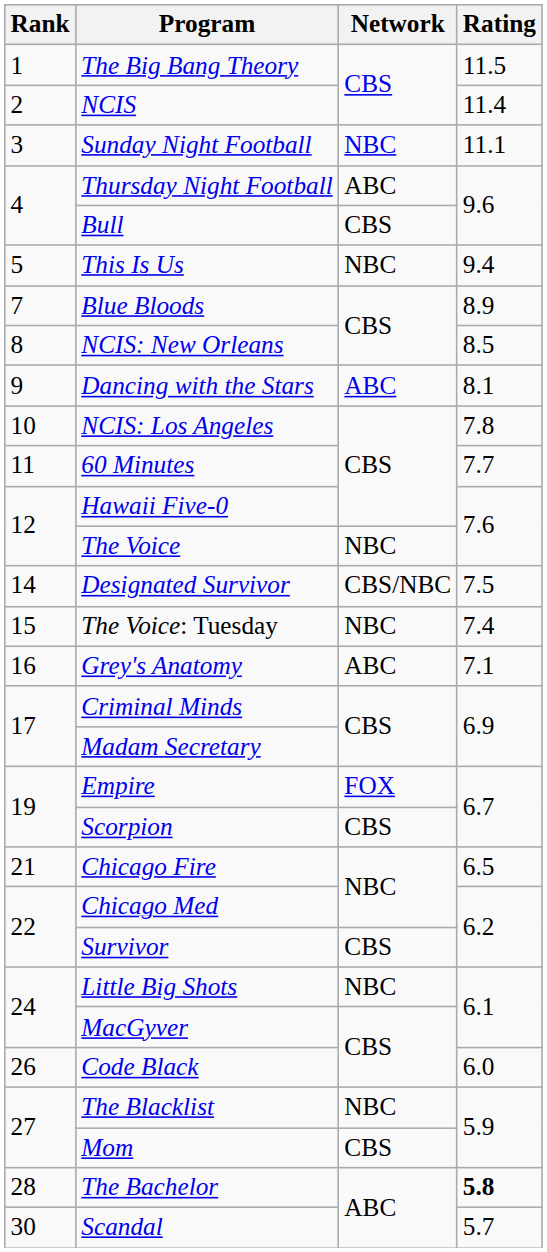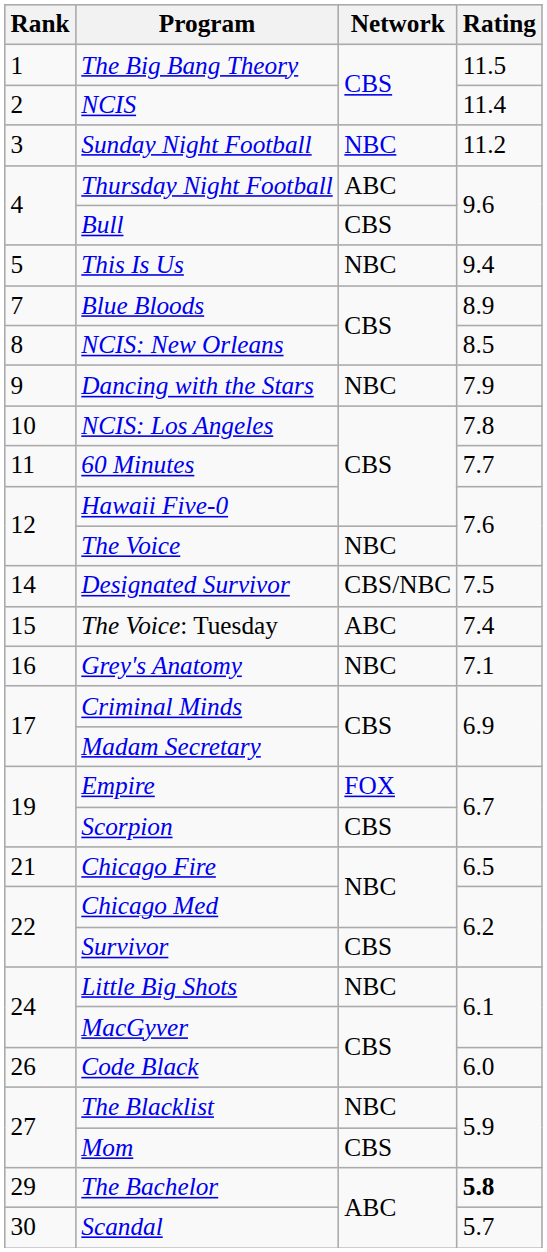(484, 144) 11.1 -> (484, 144) 11.2
(370, 385) ABC -> (370, 385) NBC
(479, 385) 8.1 -> (479, 385) 7.9
(370, 625) NBC -> (370, 625) ABC
(370, 666) ABC -> (370, 666) NBC
(23, 1187) 28 -> (23, 1187) 29
